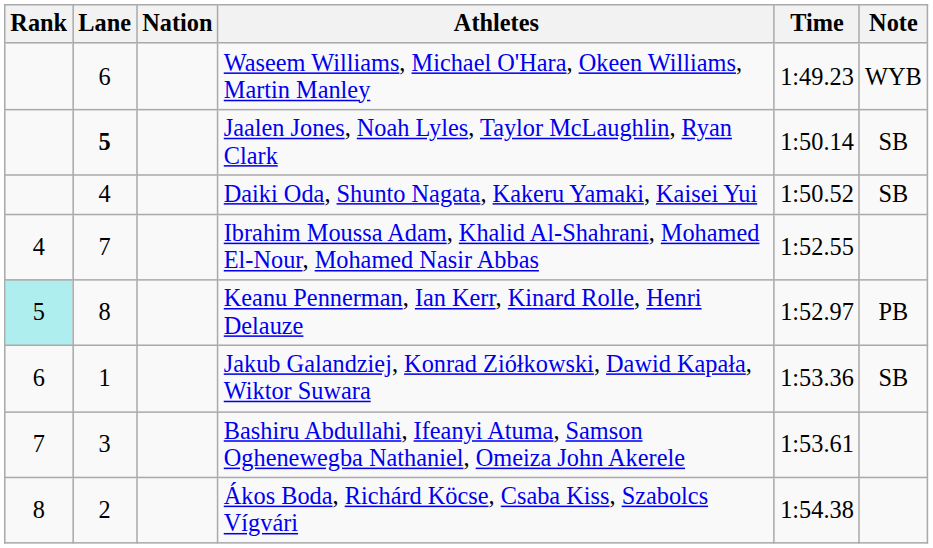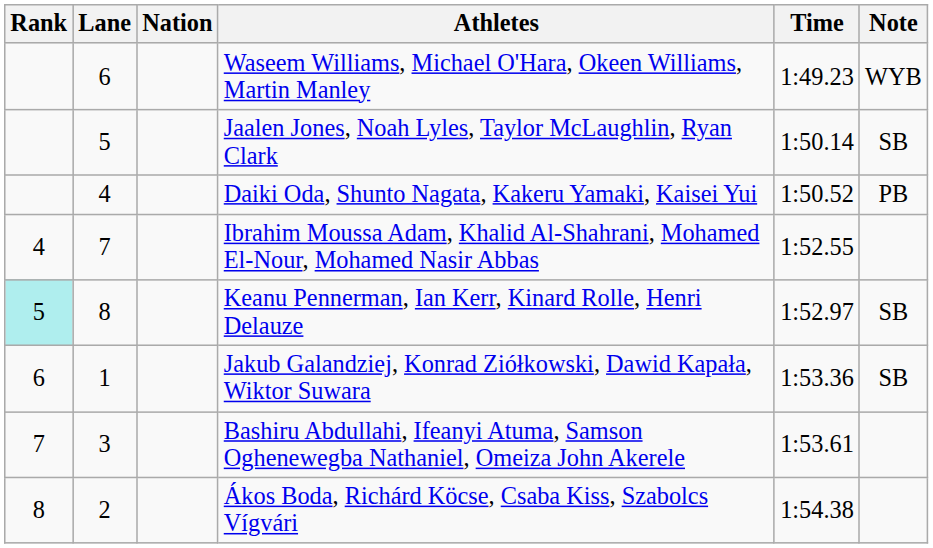(105, 141) bold -> (105, 141) normal
(893, 194) SB -> (893, 194) PB
(893, 312) PB -> (893, 312) SB
